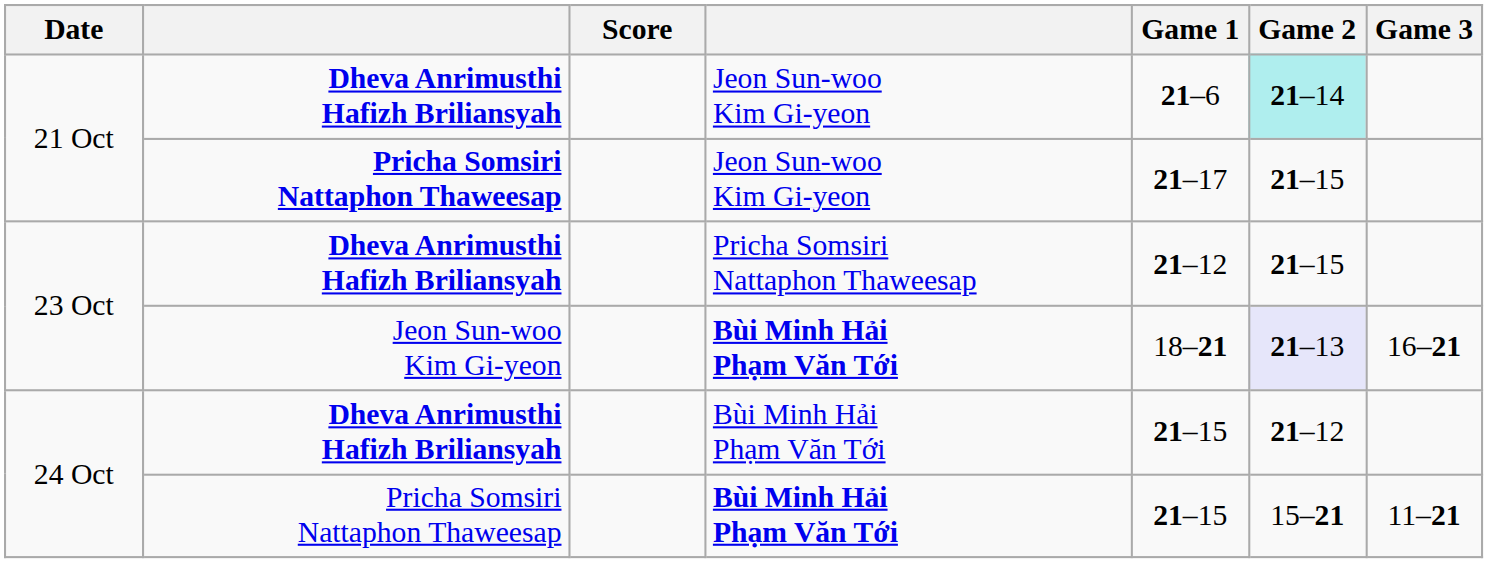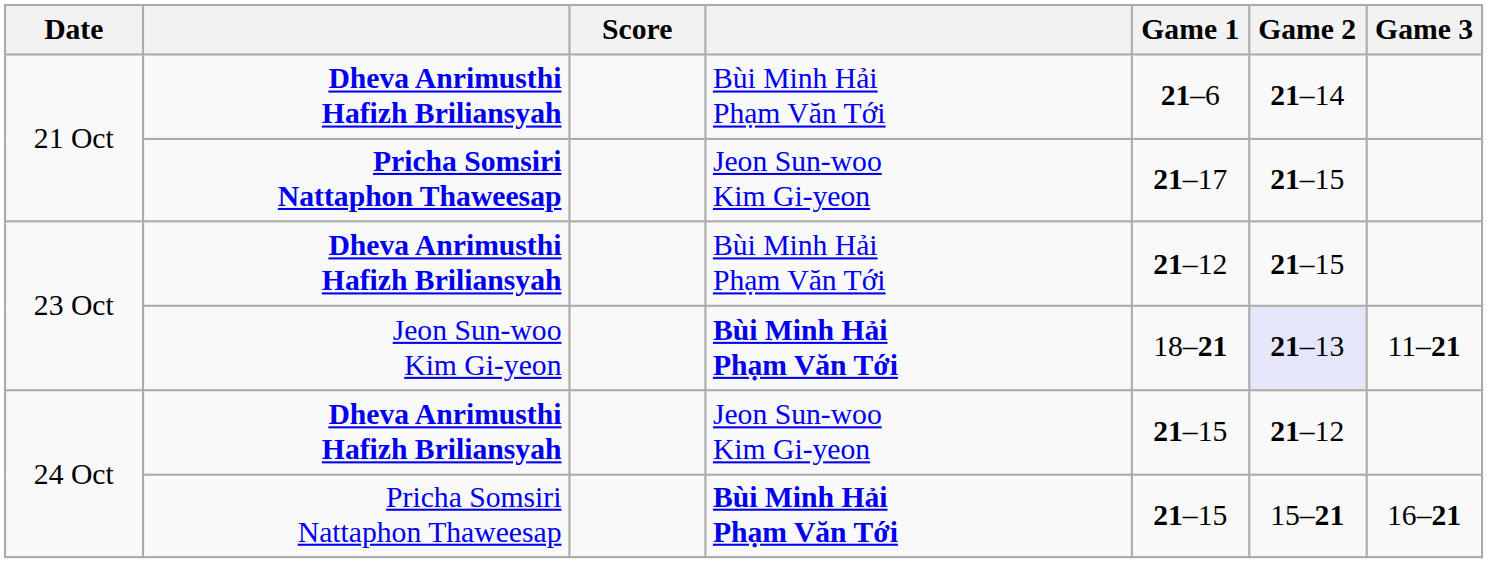(797, 95) Jeon Sun-woo Kim Gi-yeon -> (799, 95) Bùi Minh Hải Phạm Văn Tới
(1307, 95) paleturquoise background -> (1307, 95) no background
(845, 263) Pricha Somsiri Nattaphon Thaweesap -> (799, 263) Bùi Minh Hải Phạm Văn Tới
(1424, 347) 16–21 -> (1424, 347) 11–21
(799, 431) Bùi Minh Hải Phạm Văn Tới -> (797, 431) Jeon Sun-woo Kim Gi-yeon
(1424, 515) 11–21 -> (1424, 515) 16–21
